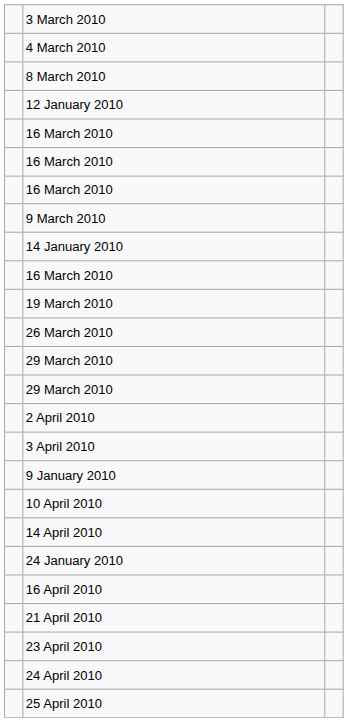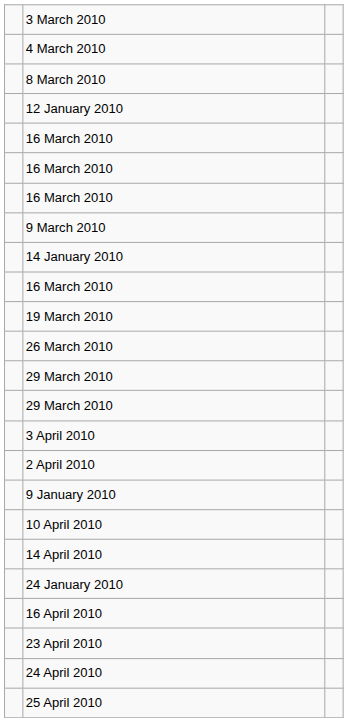rows swapped: (14, 418) <-> (14, 447)
- row: (14, 618)
